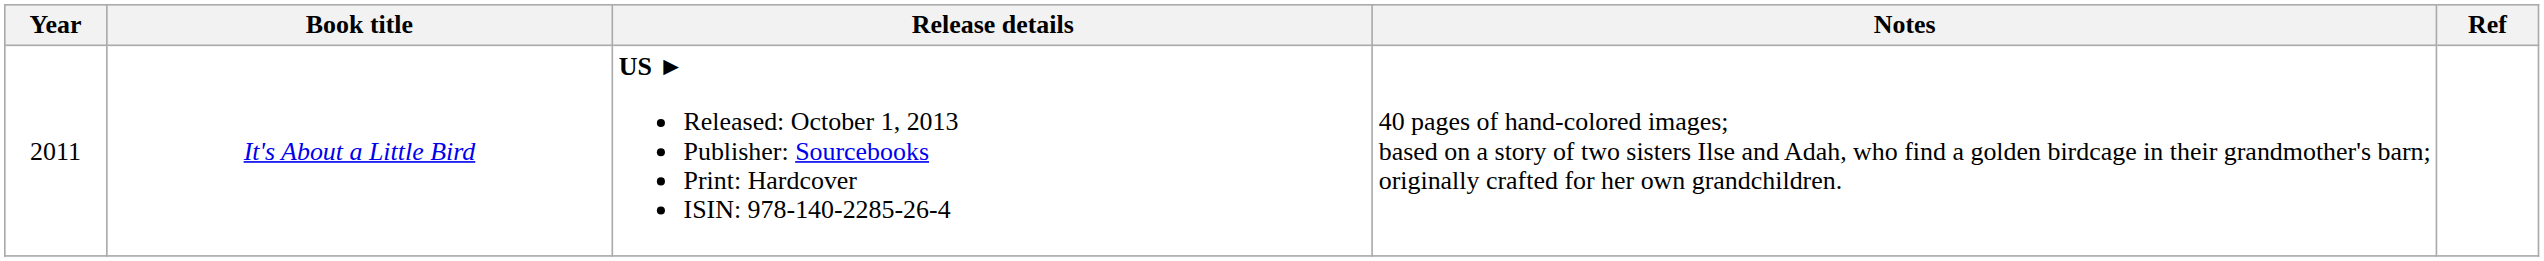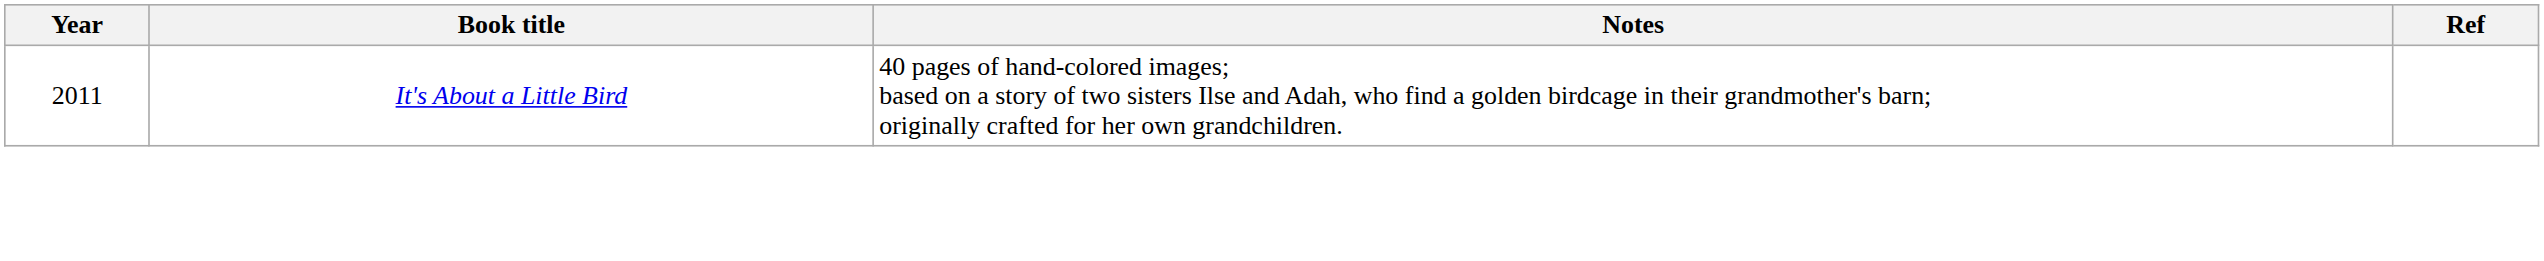- column: (993, 25)
